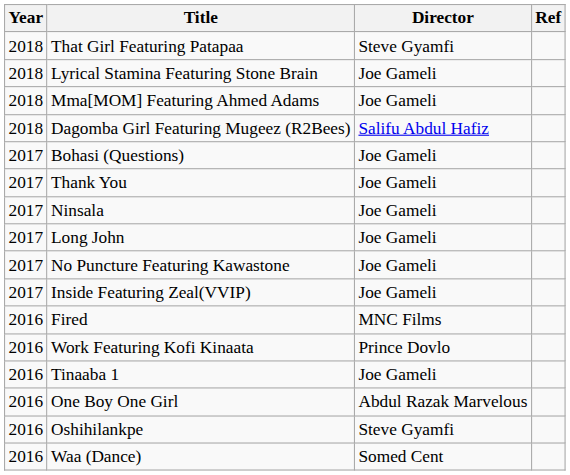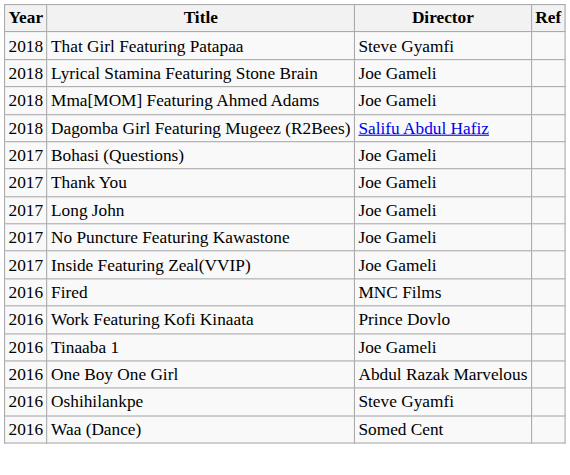- row: (77, 210)
